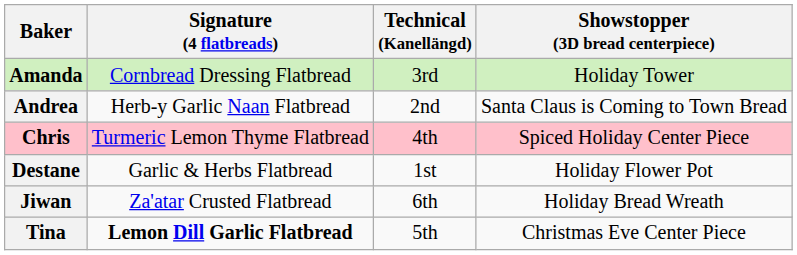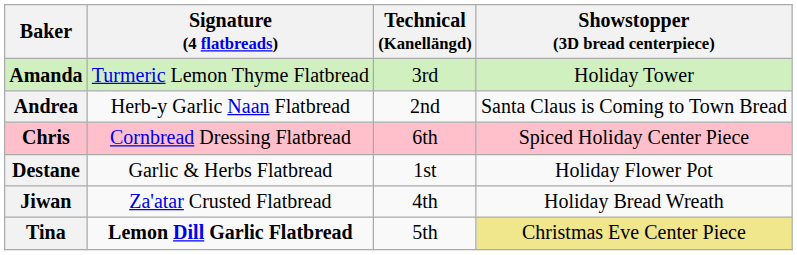(230, 74) Cornbread Dressing Flatbread -> (230, 74) Turmeric Lemon Thyme Flatbread
(230, 138) Turmeric Lemon Thyme Flatbread -> (230, 138) Cornbread Dressing Flatbread
(425, 138) 4th -> (425, 138) 6th
(425, 201) 6th -> (425, 201) 4th
(634, 233) no background -> (634, 233) khaki background
